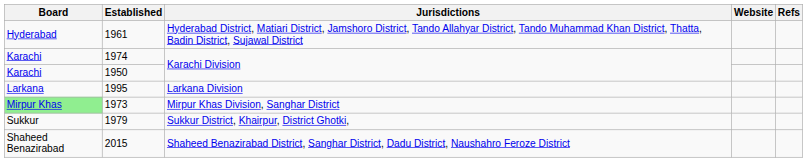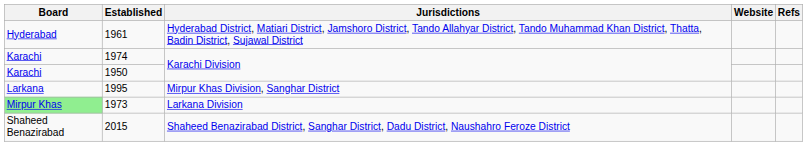(205, 89) Larkana Division -> (253, 89) Mirpur Khas Division, Sanghar District
(253, 105) Mirpur Khas Division, Sanghar District -> (205, 105) Larkana Division
- row: (116, 121)
